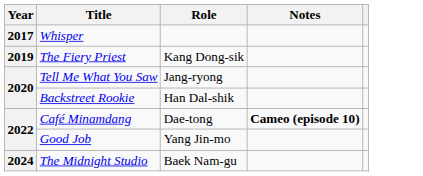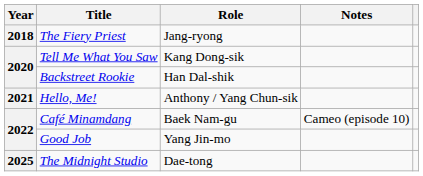- row: (62, 35)
(21, 56) 2019 -> (21, 35) 2018
(204, 56) Kang Dong-sik -> (193, 35) Jang-ryong
(193, 77) Jang-ryong -> (204, 56) Kang Dong-sik
+ row: (68, 98)
(188, 118) Dae-tong -> (200, 118) Baek Nam-gu
(305, 118) bold -> (357, 118) normal
(21, 160) 2024 -> (21, 160) 2025
(200, 160) Baek Nam-gu -> (188, 160) Dae-tong
